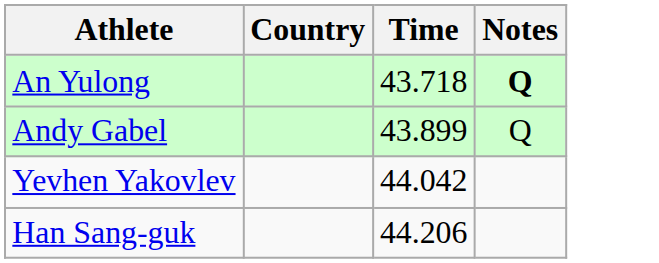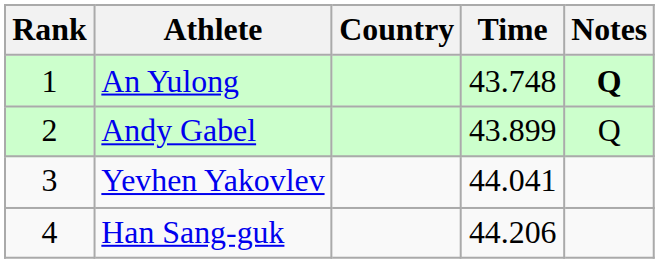+ column: (50, 29)
(424, 80) 43.718 -> (513, 80) 43.748
(424, 181) 44.042 -> (513, 181) 44.041
